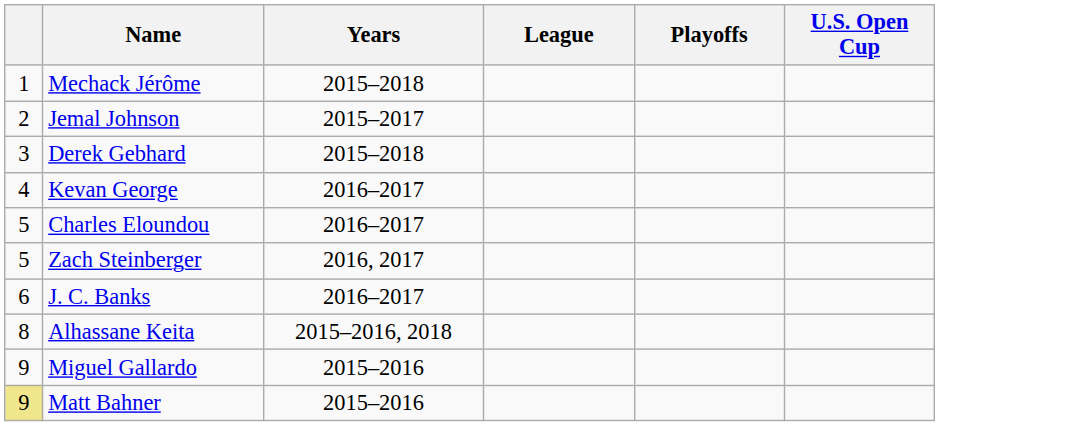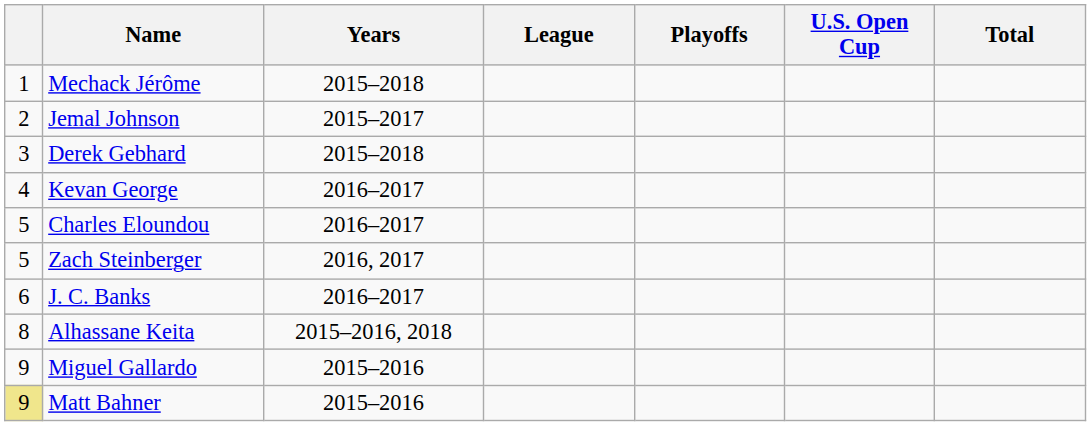+ column: (1010, 34)
